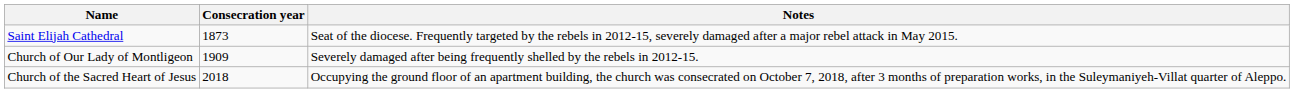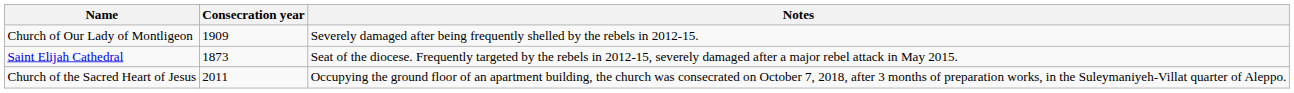rows swapped: (65, 35) <-> (100, 56)
(215, 77) 2018 -> (215, 77) 2011
